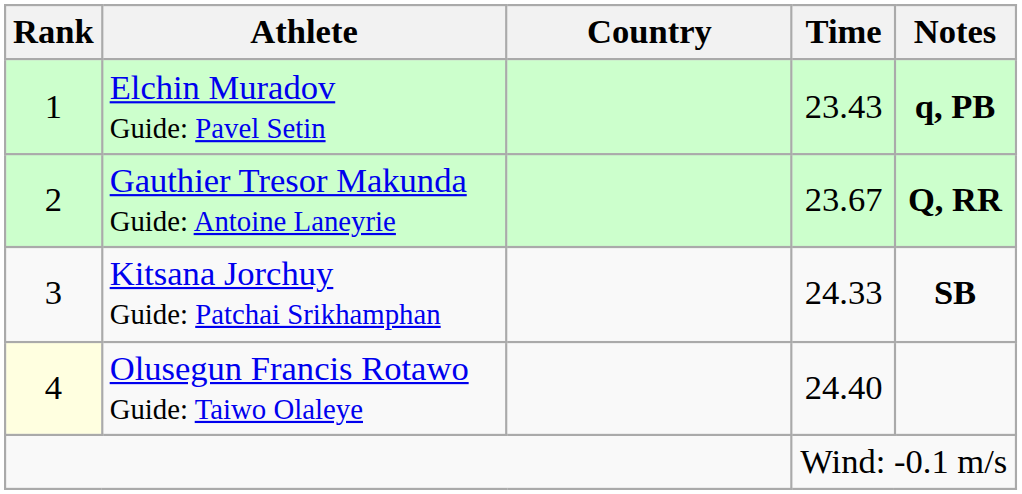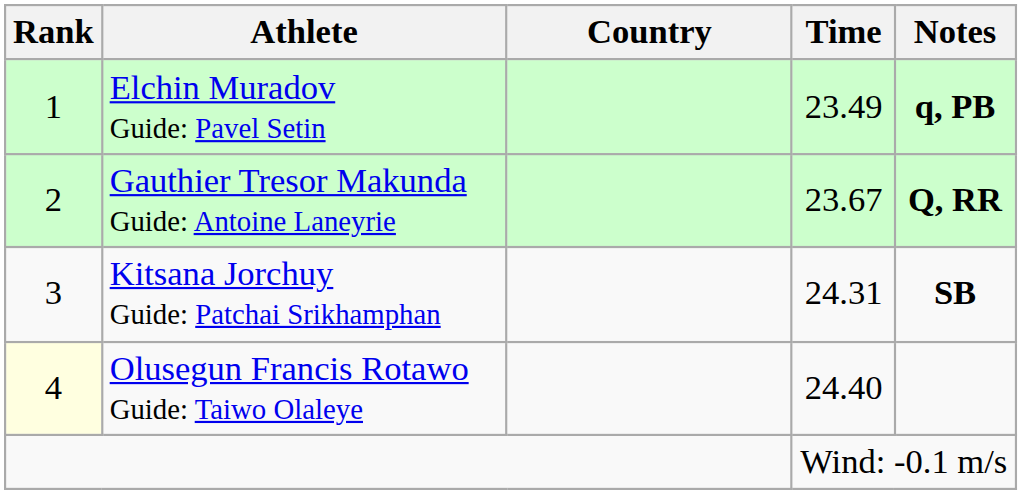(844, 106) 23.43 -> (844, 106) 23.49
(844, 293) 24.33 -> (844, 293) 24.31
